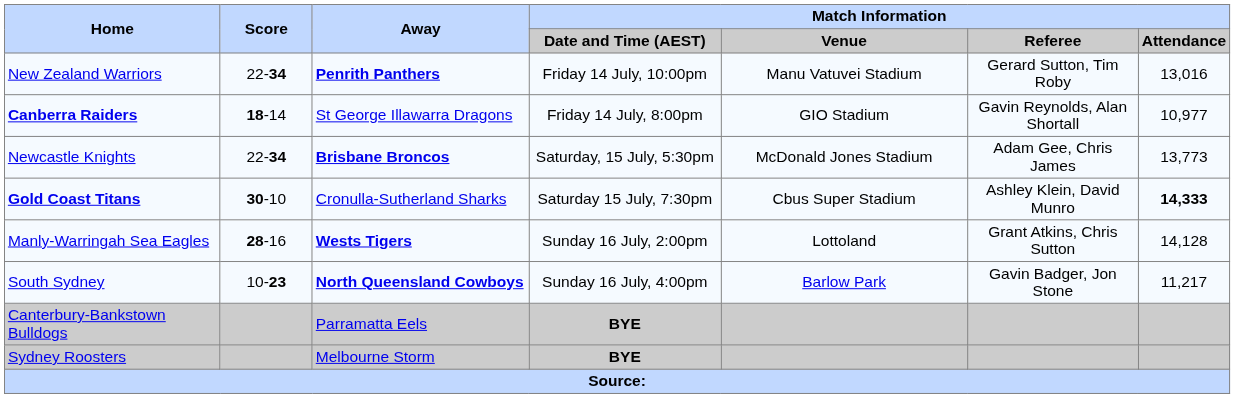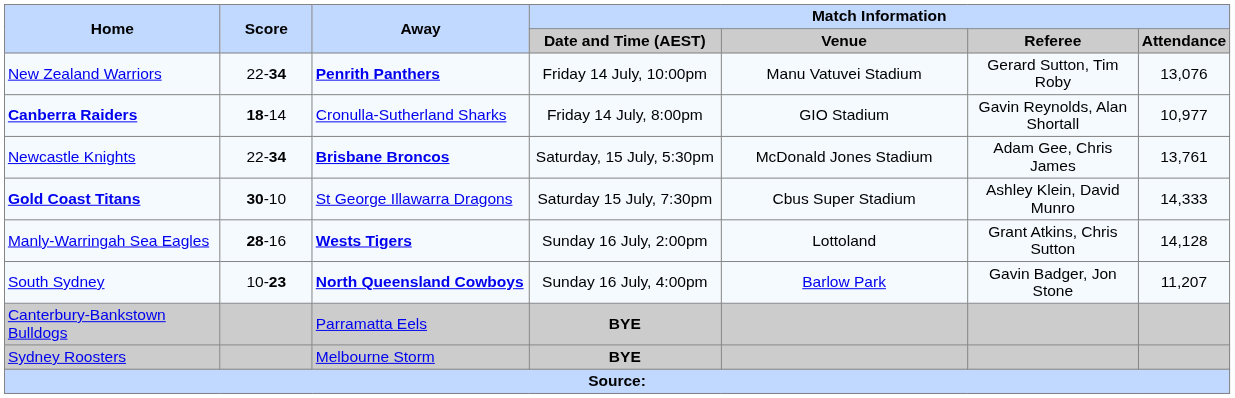(1184, 73) 13,016 -> (1184, 73) 13,076
(414, 115) St George Illawarra Dragons -> (411, 115) Cronulla-Sutherland Sharks
(1184, 157) 13,773 -> (1184, 157) 13,761
(411, 198) Cronulla-Sutherland Sharks -> (414, 198) St George Illawarra Dragons
(1184, 198) bold -> (1184, 198) normal
(1184, 282) 11,217 -> (1184, 282) 11,207
